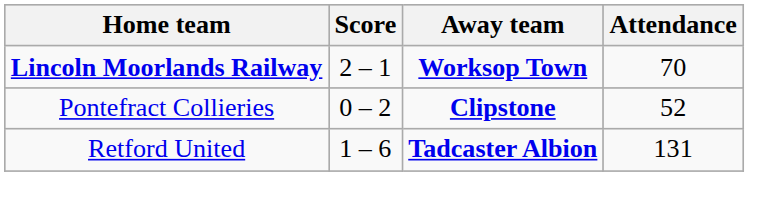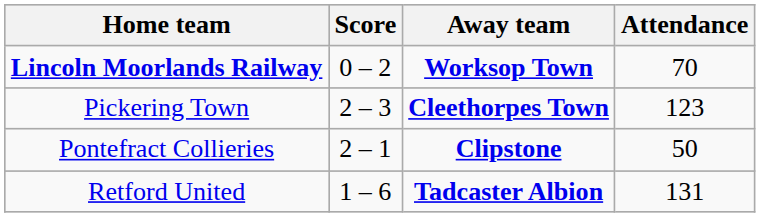(365, 66) 2 – 1 -> (365, 66) 0 – 2
+ row: (167, 107)
(365, 107) 0 – 2 -> (365, 149) 2 – 1
(673, 107) 52 -> (685, 149) 50
